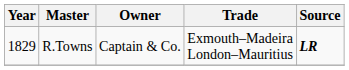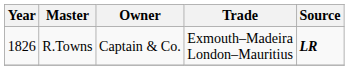(22, 45) 1829 -> (22, 45) 1826
